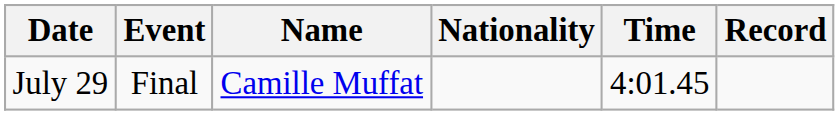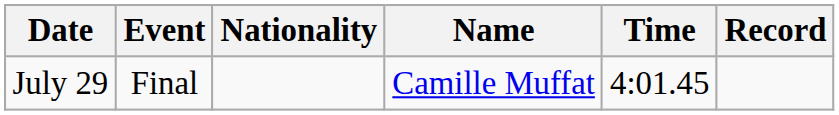columns swapped: (322, 30) <-> (517, 30)
